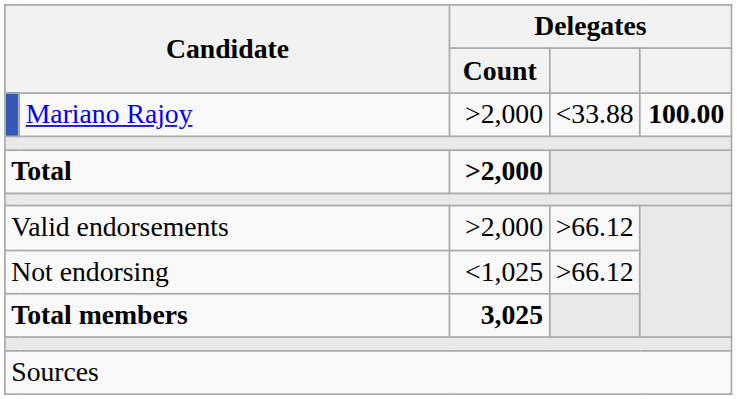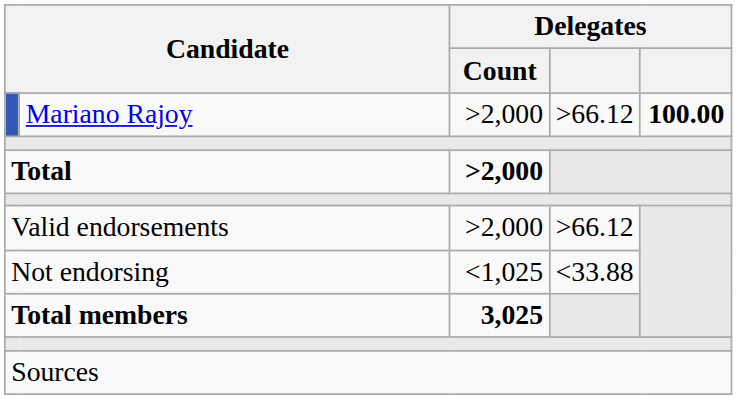(595, 114) <33.88 -> (595, 114) >66.12
(595, 271) >66.12 -> (595, 271) <33.88
